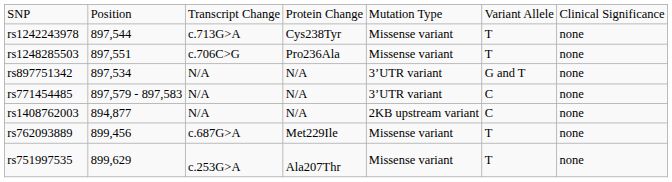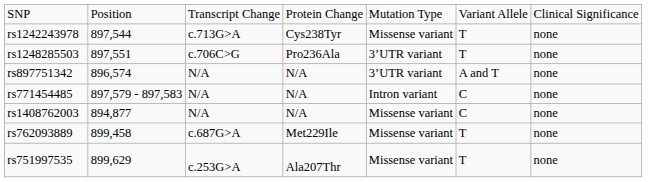(411, 53) Missense variant -> (405, 53) 3’UTR variant
(111, 73) 897,534 -> (111, 73) 896,574
(505, 73) G and T -> (479, 73) A and T
(405, 93) 3’UTR variant -> (403, 93) Intron variant
(424, 113) 2KB upstream variant -> (411, 113) Missense variant
(111, 133) 899,456 -> (111, 133) 899,458
